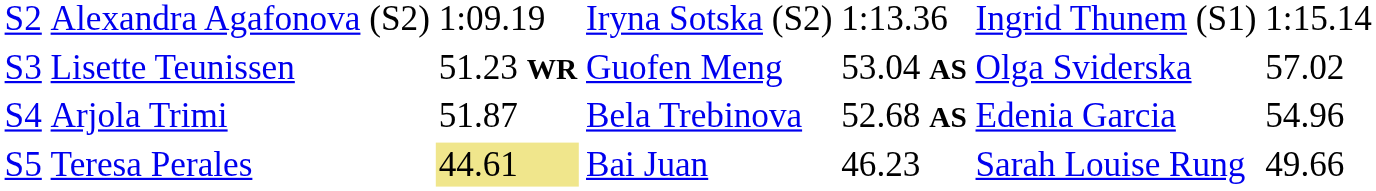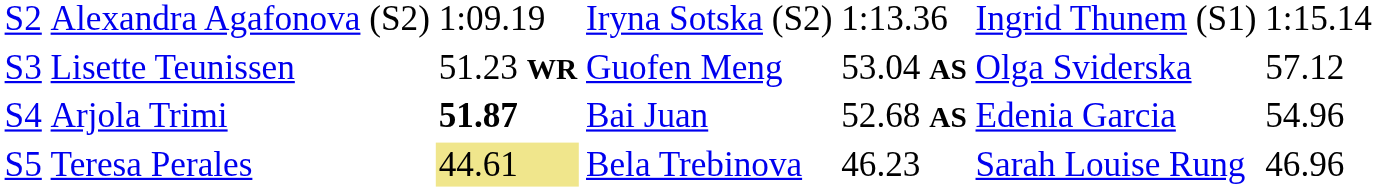(1305, 67) 57.02 -> (1305, 67) 57.12
(478, 115) normal -> (478, 115) bold
(694, 115) Bela Trebinova -> (647, 115) Bai Juan
(647, 164) Bai Juan -> (694, 164) Bela Trebinova
(1305, 164) 49.66 -> (1305, 164) 46.96
